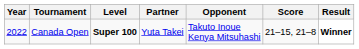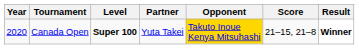(17, 32) 2022 -> (17, 32) 2020
(224, 32) no background -> (224, 32) gold background
